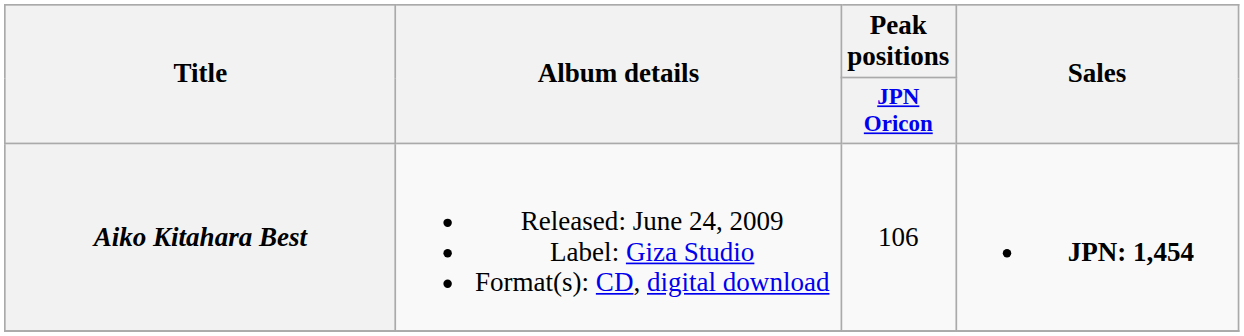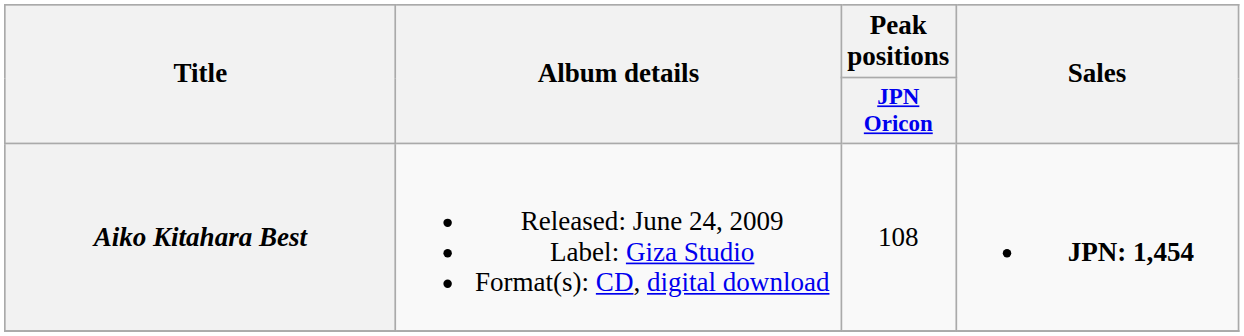(898, 236) 106 -> (898, 236) 108
